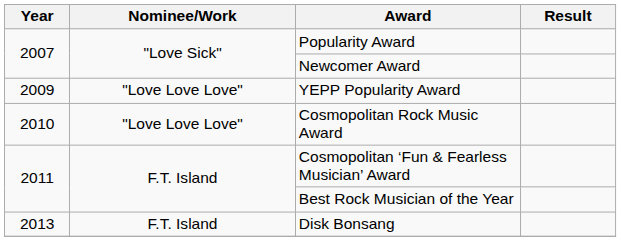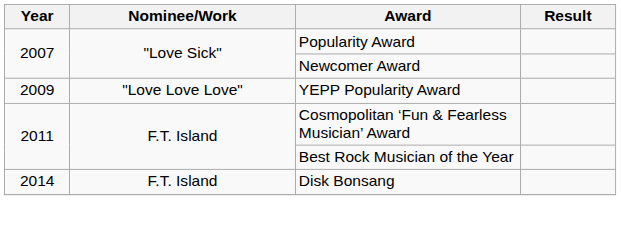- row: (389, 123)
(37, 224) 2013 -> (37, 181) 2014
